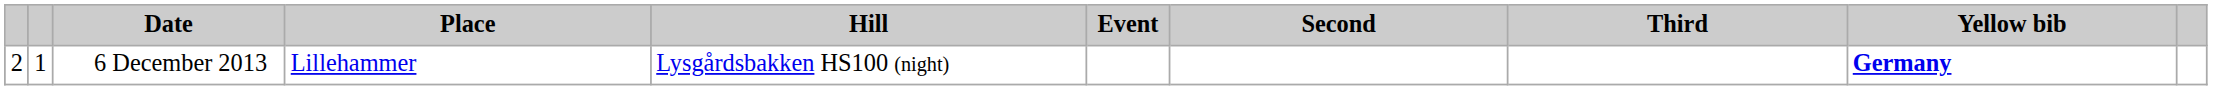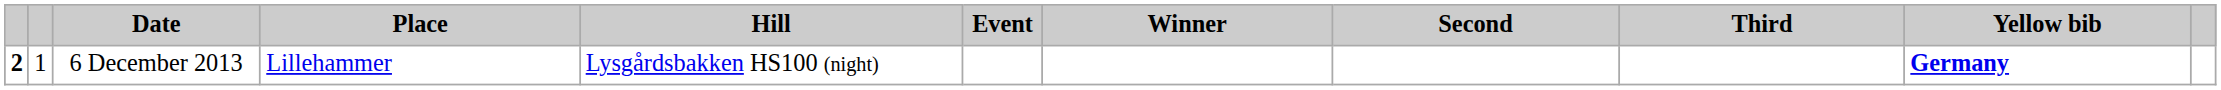+ column: (1187, 24)
(17, 63) normal -> (17, 63) bold
